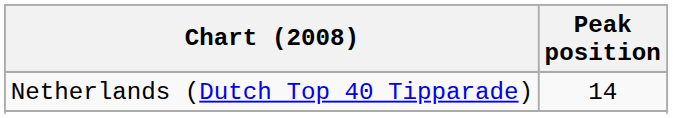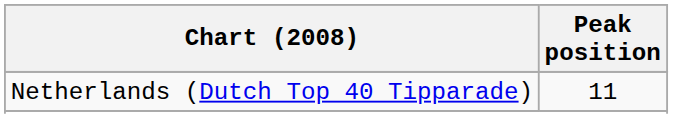(603, 92) 14 -> (603, 92) 11
